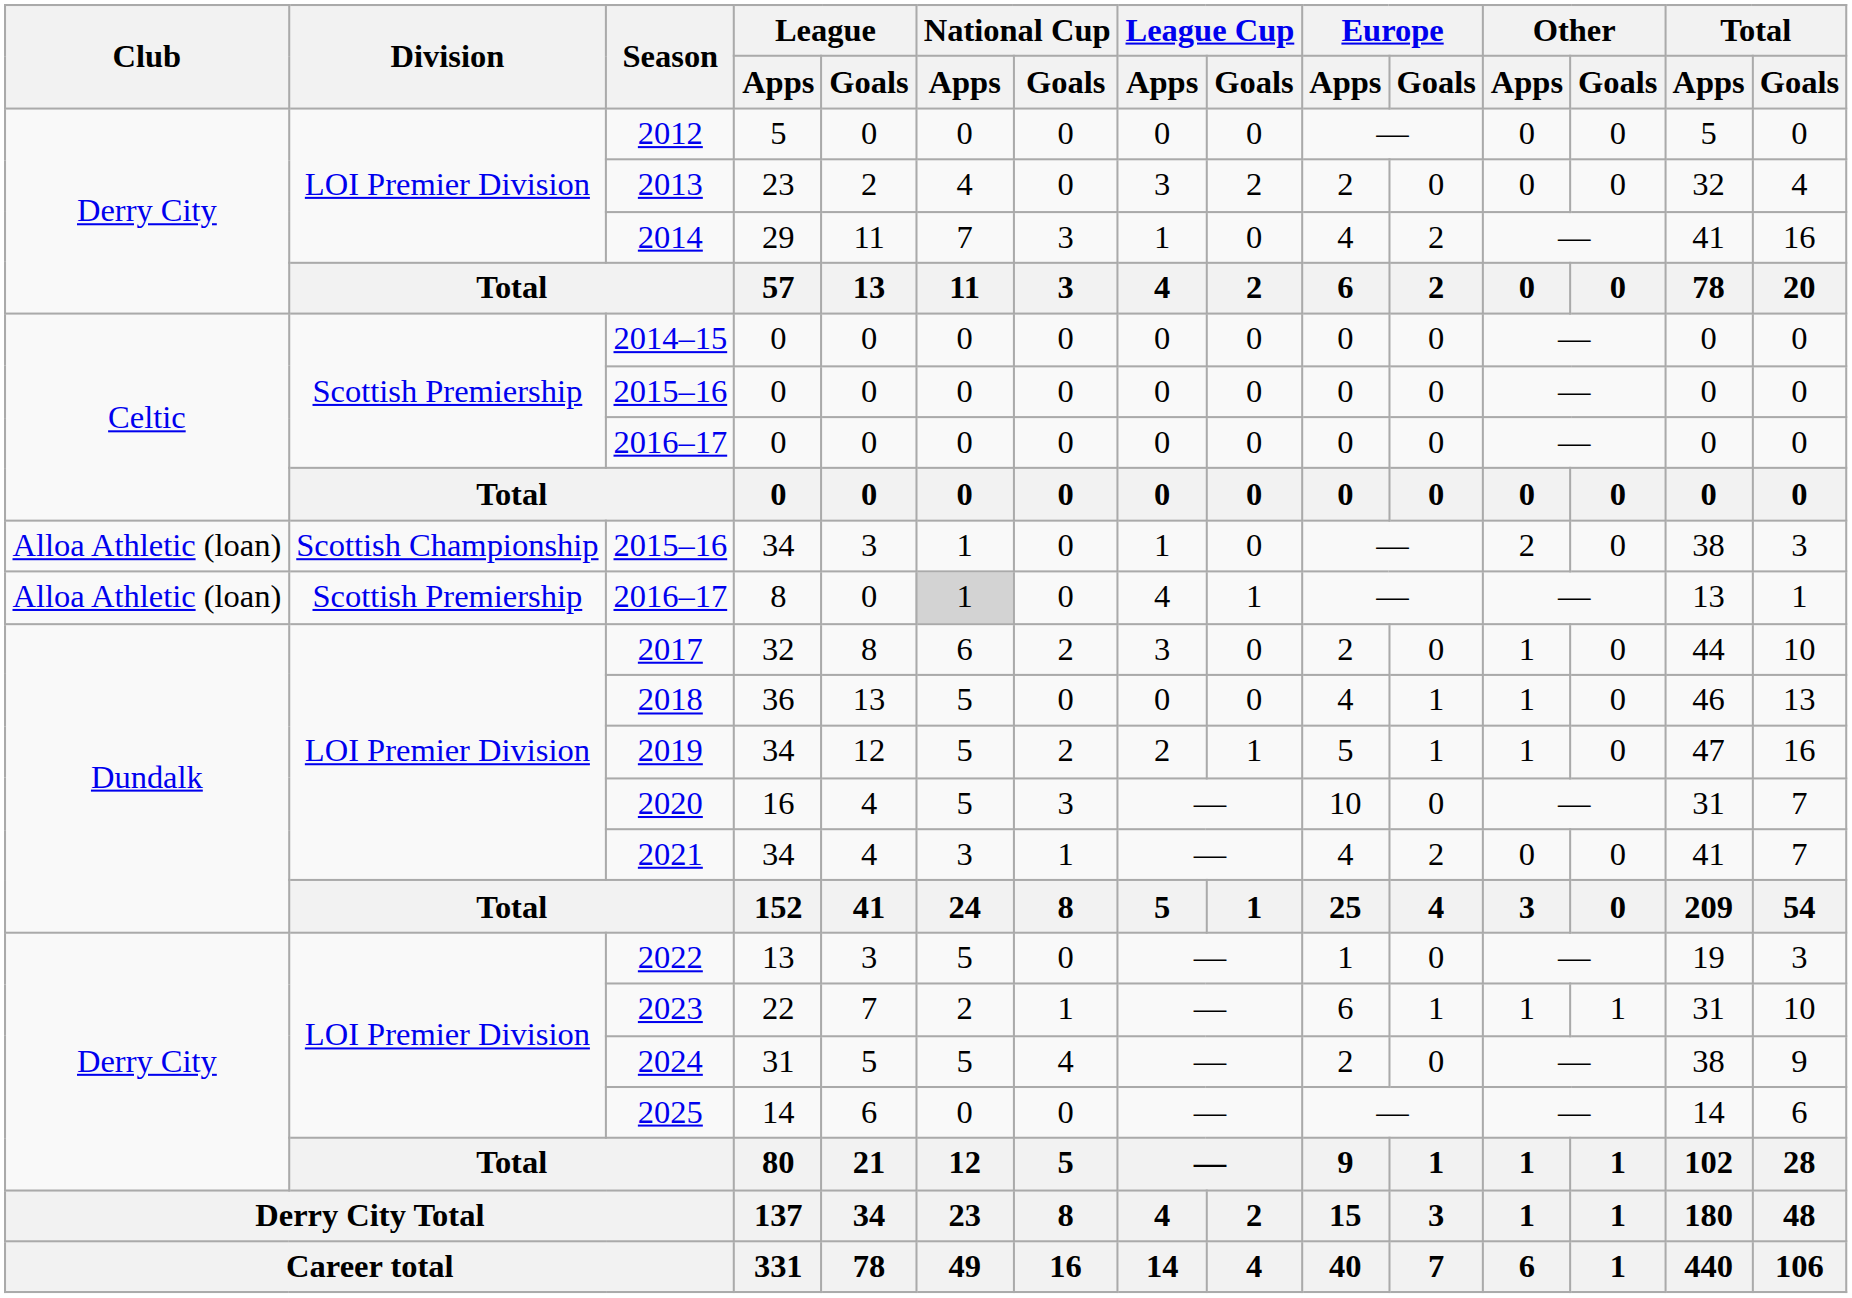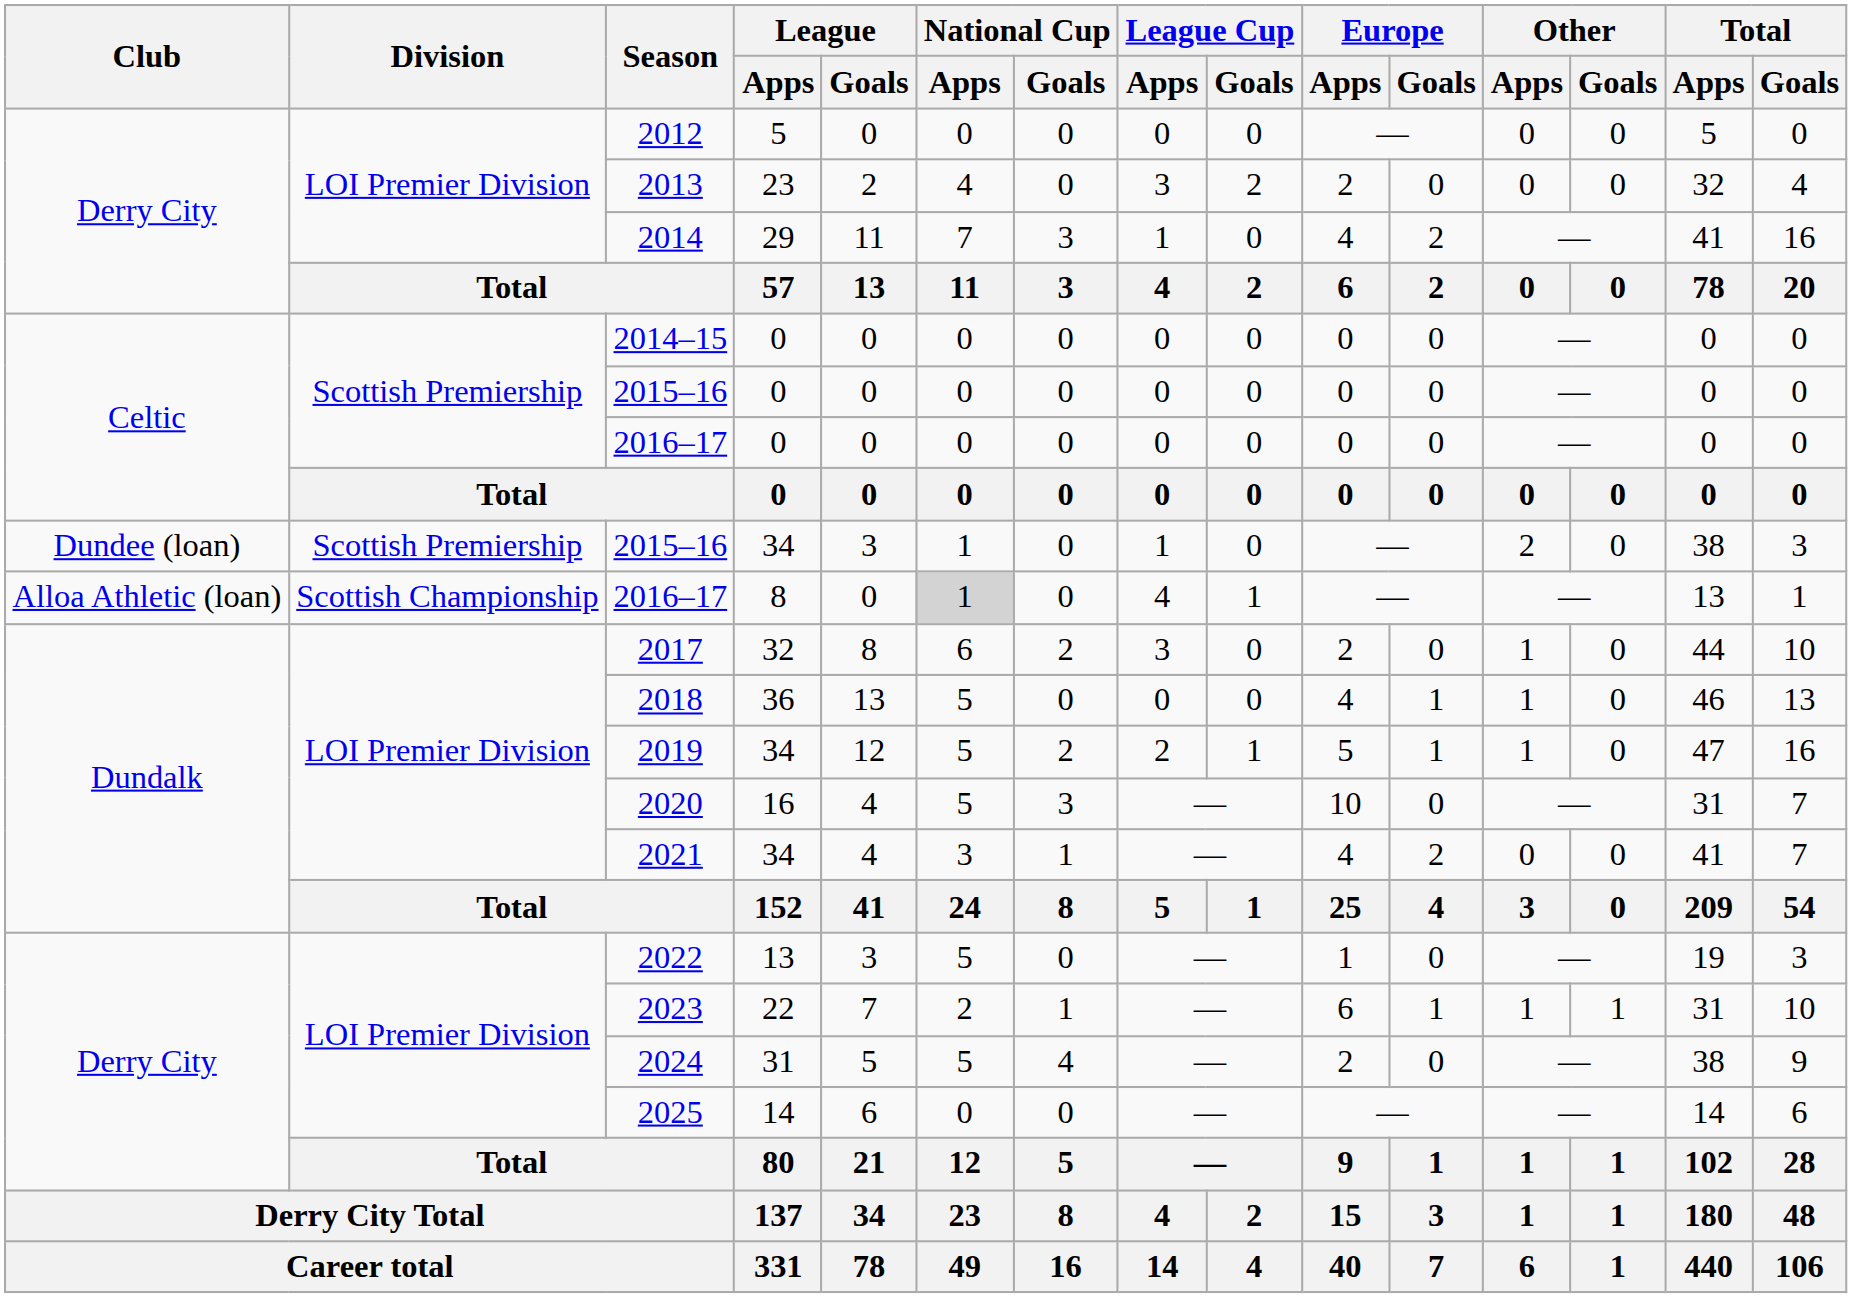(147, 545) Alloa Athletic (loan) -> (147, 545) Dundee (loan)
(447, 545) Scottish Championship -> (447, 545) Scottish Premiership
(447, 596) Scottish Premiership -> (447, 596) Scottish Championship
